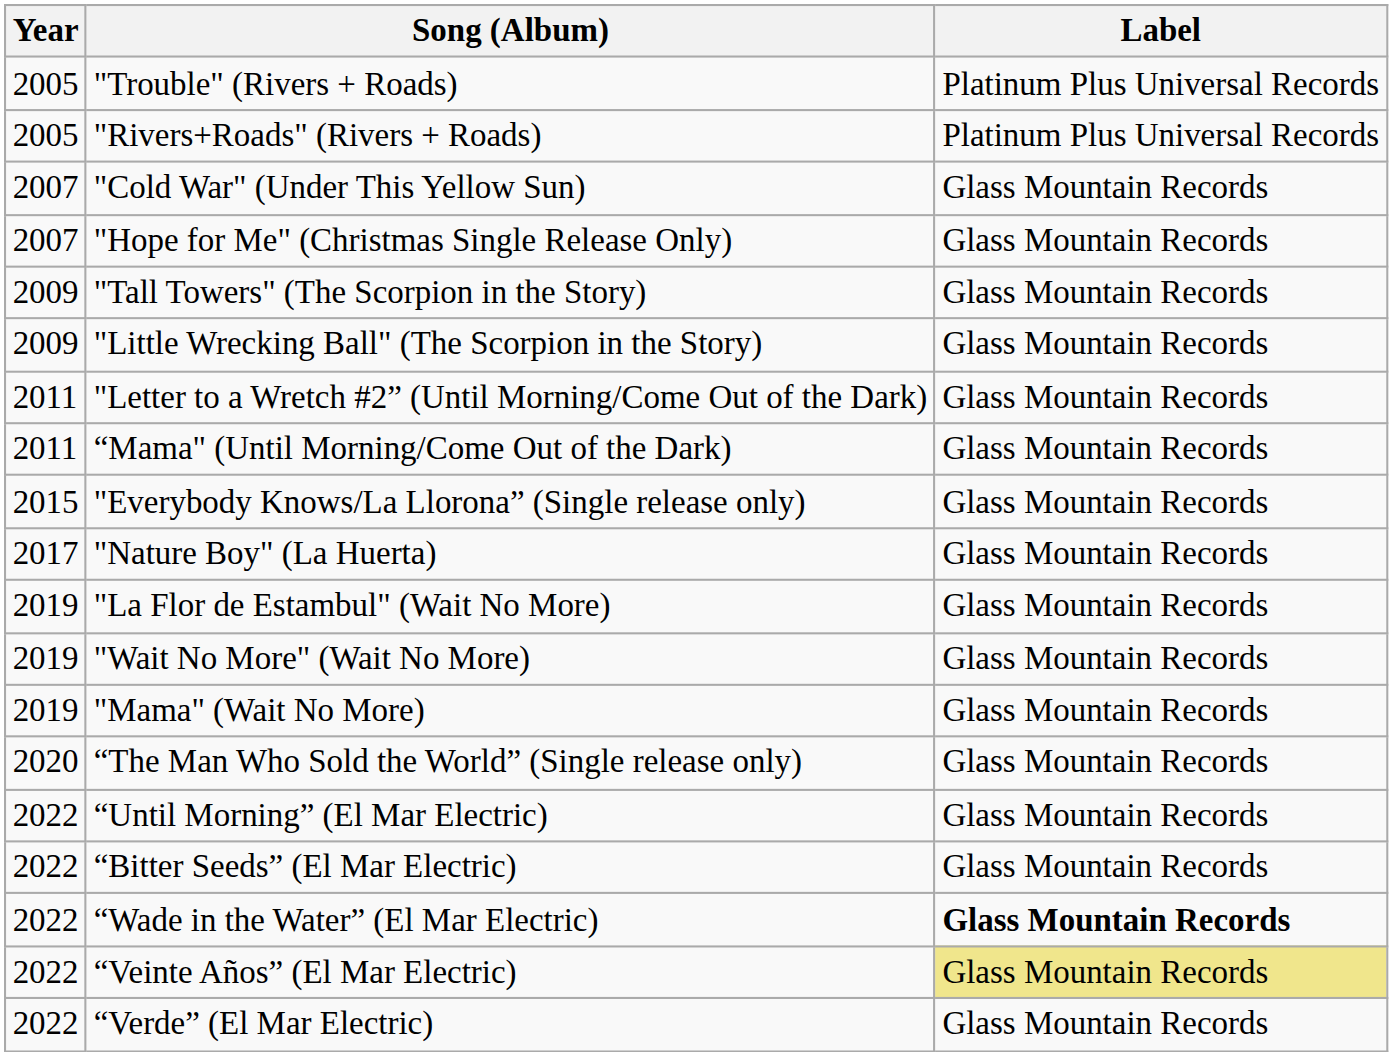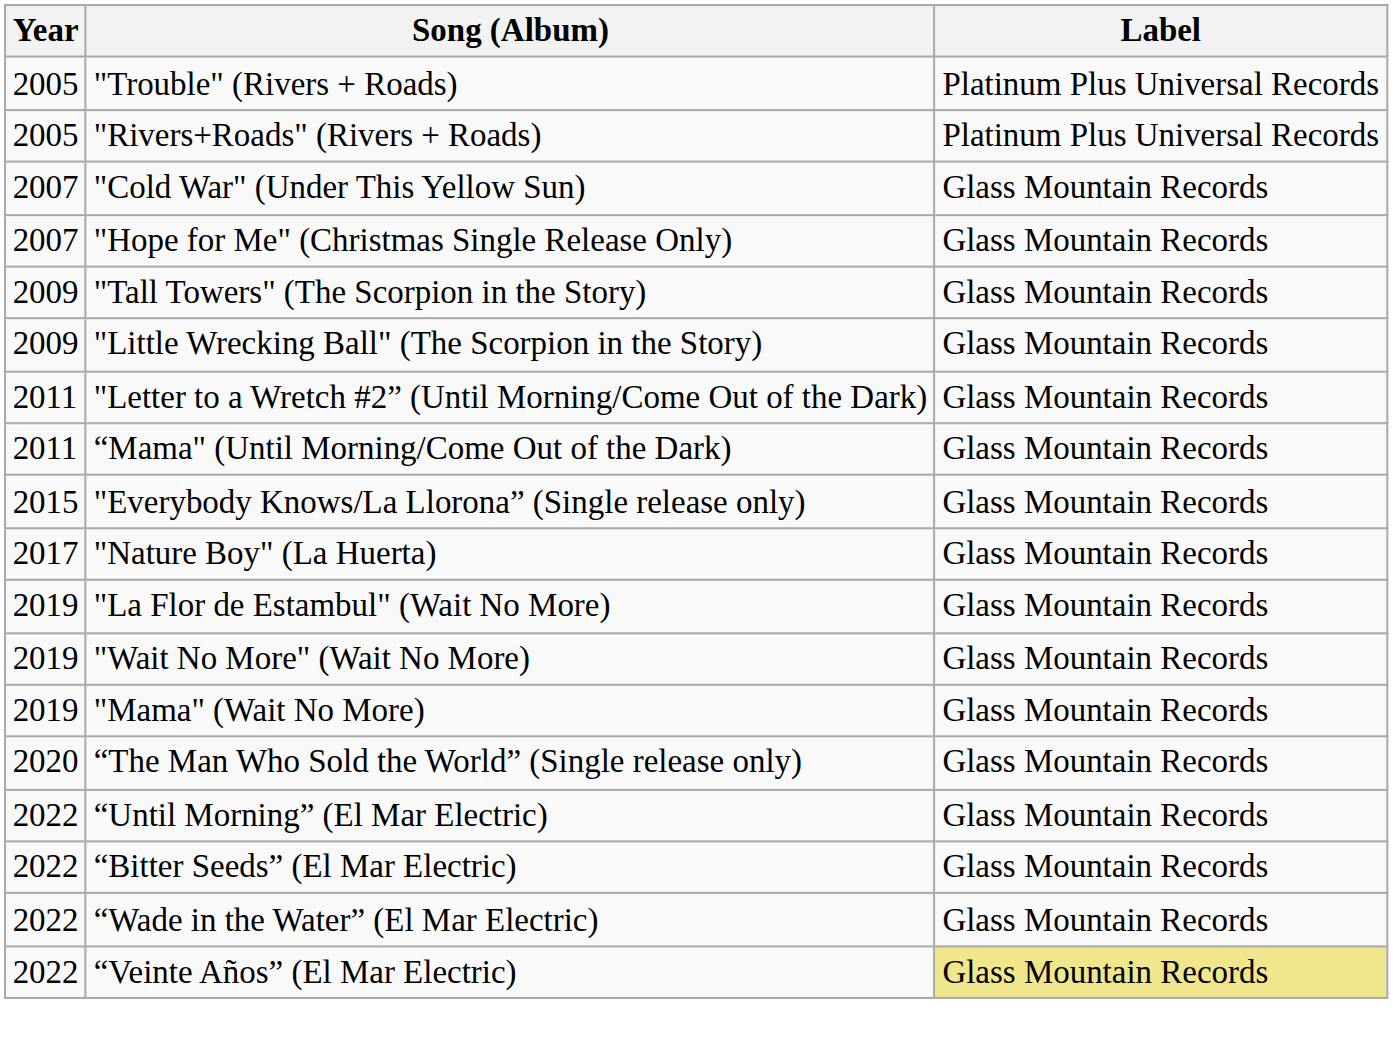(1116, 919) bold -> (1105, 919) normal
- row: (263, 1023)
